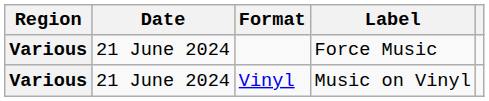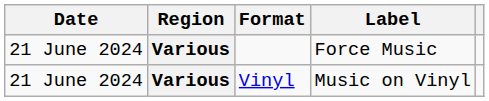columns swapped: (48, 20) <-> (163, 20)
